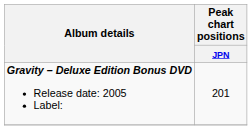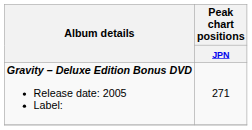(221, 93) 201 -> (221, 93) 271
